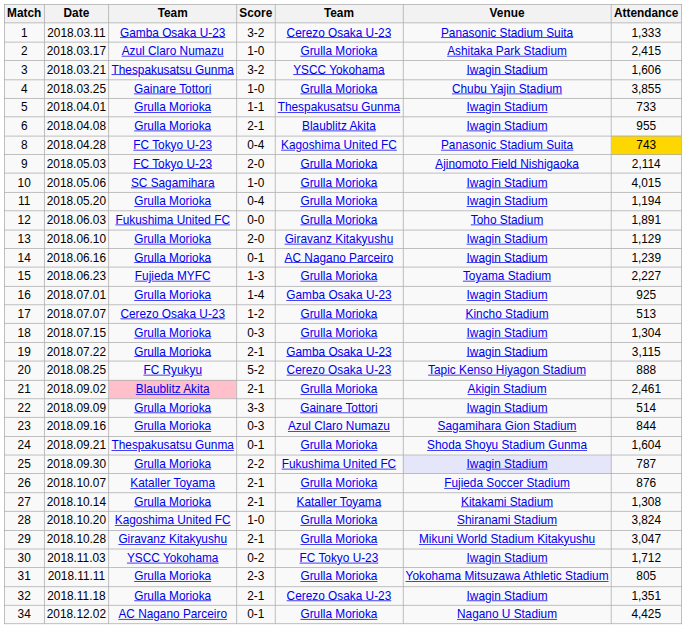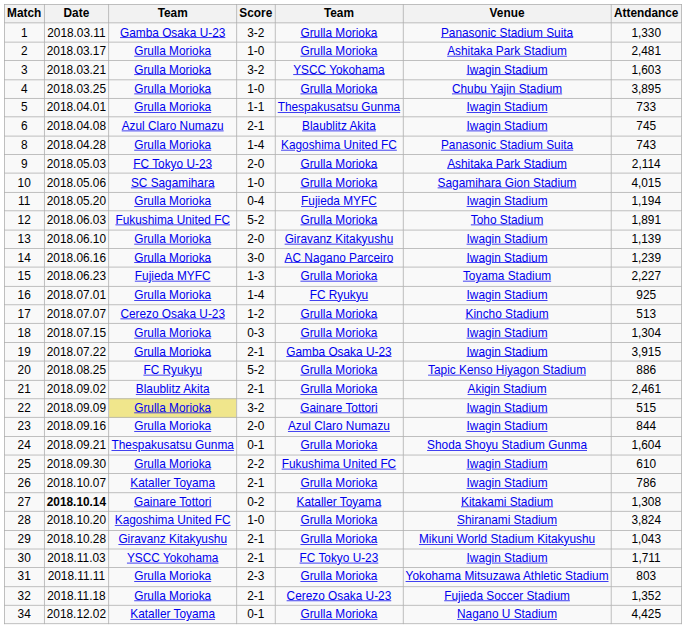(339, 32) Cerezo Osaka U-23 -> (339, 32) Grulla Morioka
(646, 32) 1,333 -> (646, 32) 1,330
(173, 51) Azul Claro Numazu -> (173, 51) Grulla Morioka
(646, 51) 2,415 -> (646, 51) 2,481
(173, 70) Thespakusatsu Gunma -> (173, 70) Grulla Morioka
(646, 70) 1,606 -> (646, 70) 1,603
(173, 88) Gainare Tottori -> (173, 88) Grulla Morioka
(646, 88) 3,855 -> (646, 88) 3,895
(173, 126) Grulla Morioka -> (173, 126) Azul Claro Numazu
(646, 126) 955 -> (646, 126) 745
(173, 145) FC Tokyo U-23 -> (173, 145) Grulla Morioka
(256, 145) 0-4 -> (256, 145) 1-4
(646, 145) gold background -> (646, 145) no background
(507, 164) Ajinomoto Field Nishigaoka -> (507, 164) Ashitaka Park Stadium
(507, 182) Iwagin Stadium -> (507, 182) Sagamihara Gion Stadium
(339, 201) Grulla Morioka -> (339, 201) Fujieda MYFC
(256, 220) 0-0 -> (256, 220) 5-2
(646, 239) 1,129 -> (646, 239) 1,139
(256, 257) 0-1 -> (256, 257) 3-0
(339, 295) Gamba Osaka U-23 -> (339, 295) FC Ryukyu
(646, 351) 3,115 -> (646, 351) 3,915
(339, 370) Cerezo Osaka U-23 -> (339, 370) Grulla Morioka
(646, 370) 888 -> (646, 370) 886
(173, 389) pink background -> (173, 389) no background
(173, 408) no background -> (173, 408) khaki background
(256, 408) 3-3 -> (256, 408) 3-2
(646, 408) 514 -> (646, 408) 515
(256, 426) 0-3 -> (256, 426) 2-0
(507, 426) Sagamihara Gion Stadium -> (507, 426) Iwagin Stadium
(507, 464) lavender background -> (507, 464) no background
(646, 464) 787 -> (646, 464) 610
(507, 483) Fujieda Soccer Stadium -> (507, 483) Iwagin Stadium
(646, 483) 876 -> (646, 483) 786
(76, 502) normal -> (76, 502) bold
(173, 502) Grulla Morioka -> (173, 502) Gainare Tottori
(256, 502) 2-1 -> (256, 502) 0-2
(646, 539) 3,047 -> (646, 539) 1,043
(256, 558) 0-2 -> (256, 558) 2-1
(646, 558) 1,712 -> (646, 558) 1,711
(646, 577) 805 -> (646, 577) 803
(507, 595) Iwagin Stadium -> (507, 595) Fujieda Soccer Stadium
(646, 595) 1,351 -> (646, 595) 1,352
(173, 614) AC Nagano Parceiro -> (173, 614) Kataller Toyama
